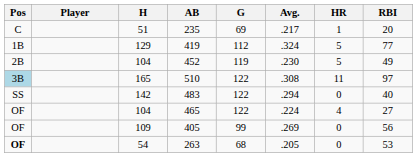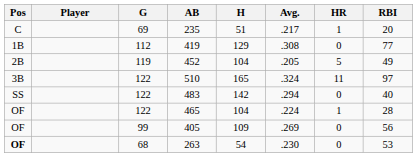columns swapped: (241, 12) <-> (143, 12)
(290, 45) .324 -> (290, 45) .308
(339, 45) 5 -> (339, 45) 0
(290, 62) .230 -> (290, 62) .205
(18, 78) lightblue background -> (18, 78) no background
(290, 78) .308 -> (290, 78) .324
(339, 111) 4 -> (339, 111) 1
(388, 111) 27 -> (388, 111) 28
(290, 144) .205 -> (290, 144) .230
